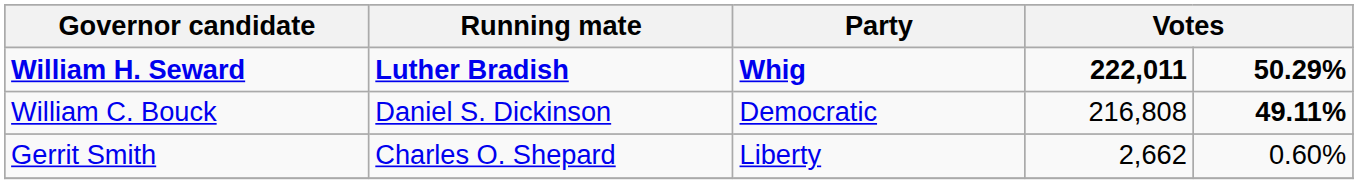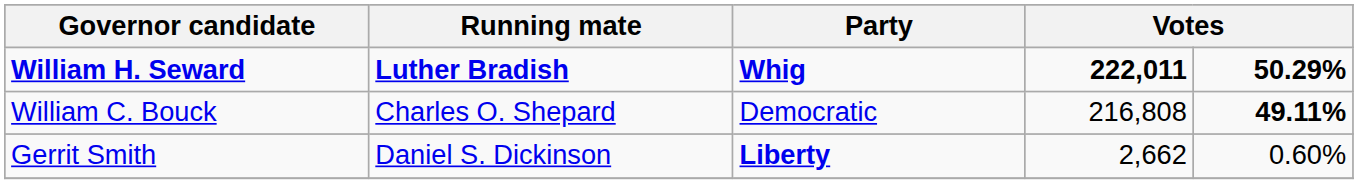(493, 112) Daniel S. Dickinson -> (496, 112) Charles O. Shepard
(496, 155) Charles O. Shepard -> (493, 155) Daniel S. Dickinson
(780, 155) normal -> (785, 155) bold
